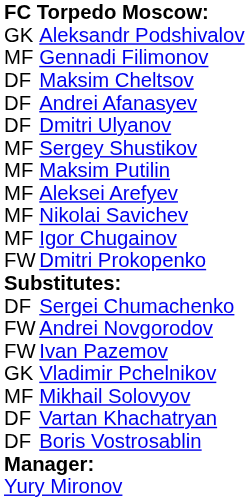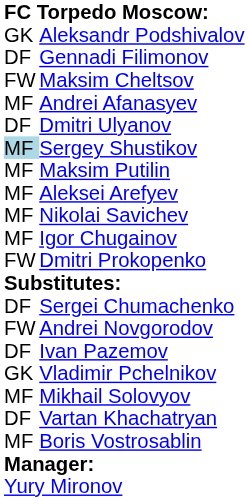(19, 57) MF -> (18, 57) DF
(18, 80) DF -> (20, 80) FW
(18, 103) DF -> (19, 103) MF
(19, 148) no background -> (19, 148) lightblue background
(20, 351) FW -> (18, 351) DF
(18, 441) DF -> (19, 441) MF
